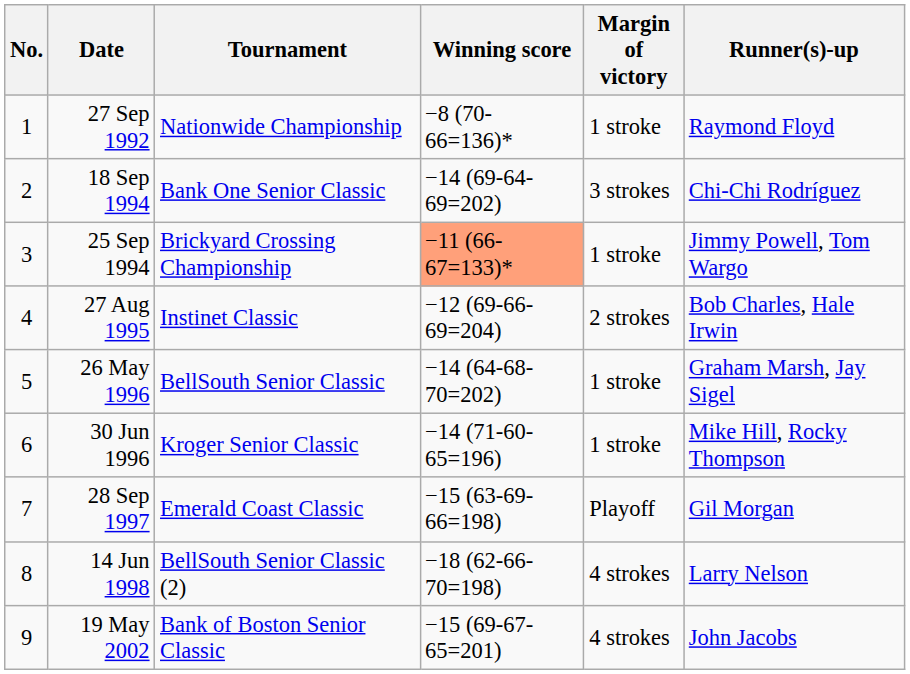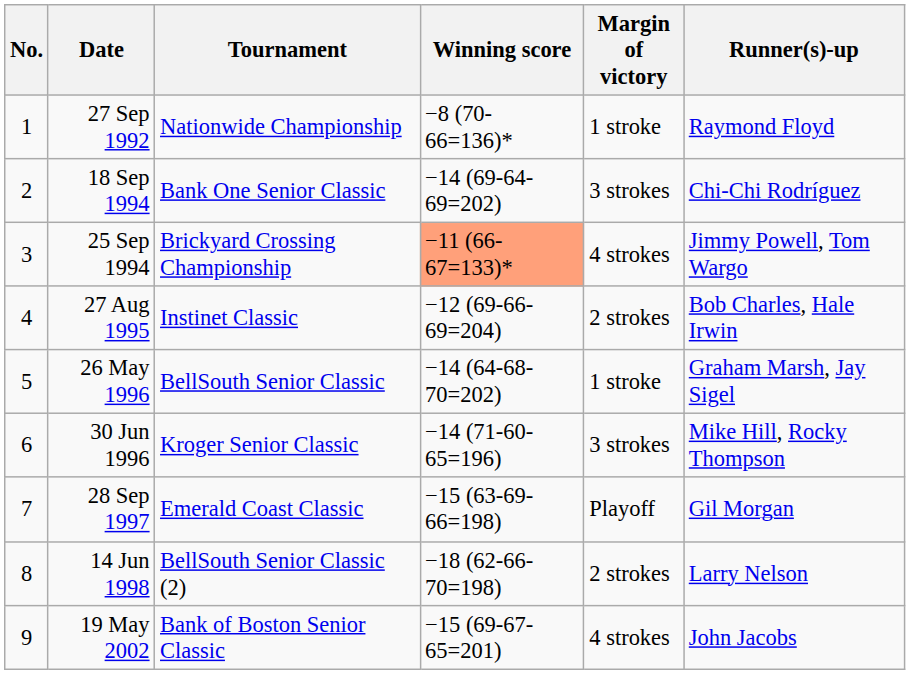(625, 254) 1 stroke -> (630, 254) 4 strokes
(625, 445) 1 stroke -> (630, 445) 3 strokes
(630, 573) 4 strokes -> (630, 573) 2 strokes
